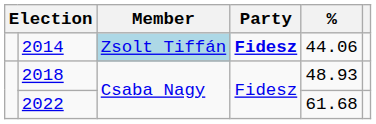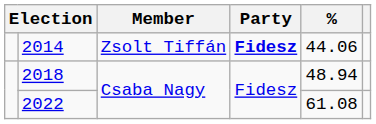(163, 47) lightblue background -> (163, 47) no background
(332, 76) 48.93 -> (332, 76) 48.94
(332, 104) 61.68 -> (332, 104) 61.08
